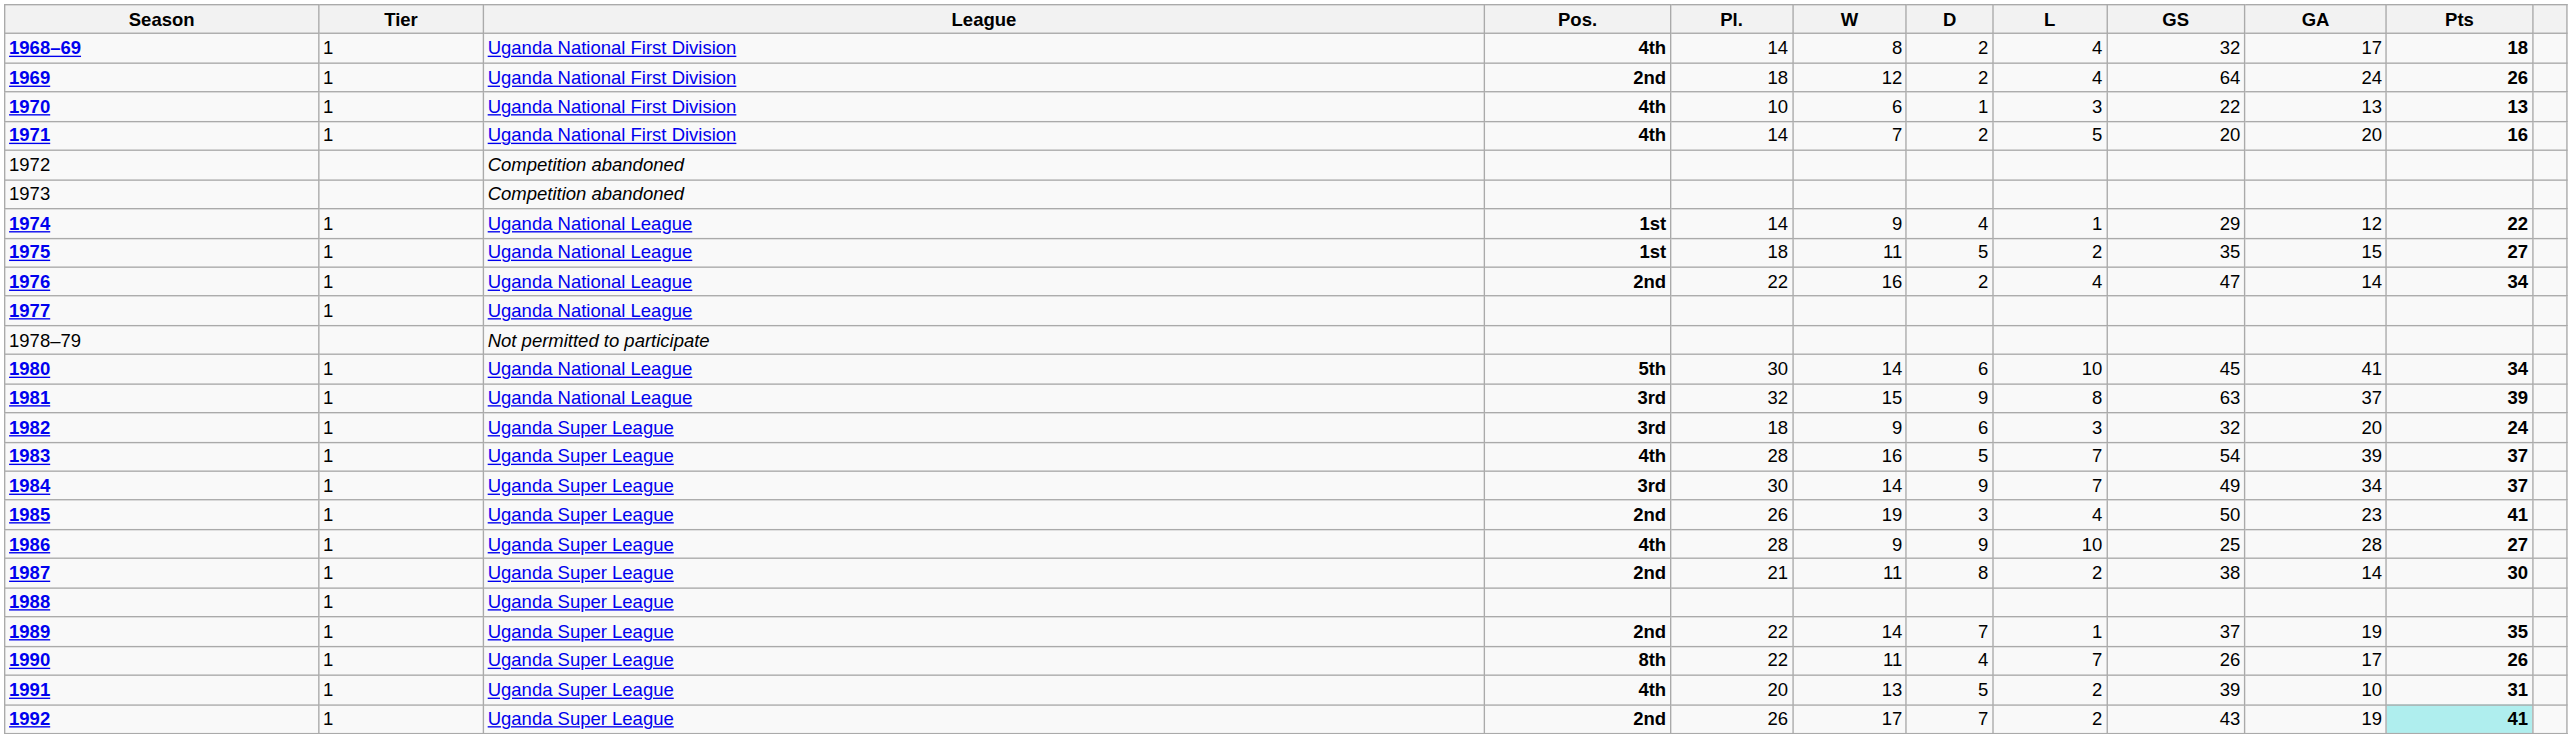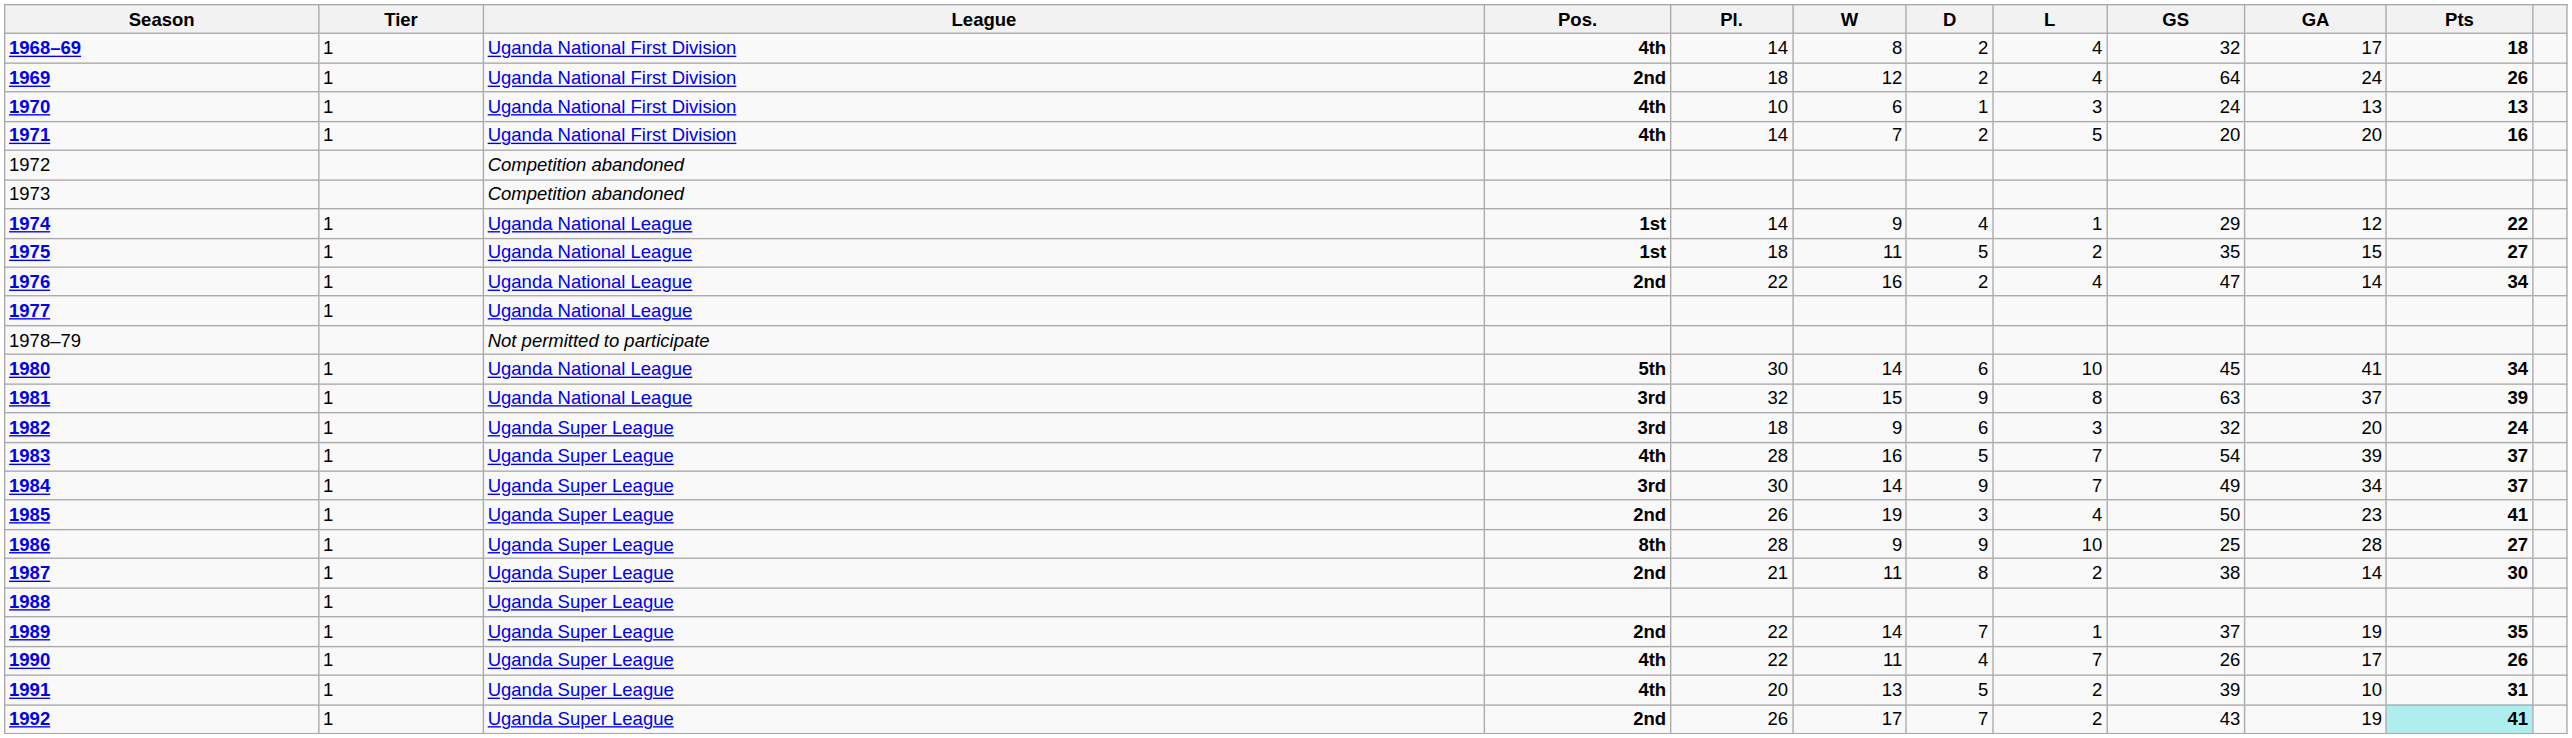(2230, 106) 22 -> (2230, 106) 24
(1652, 544) 4th -> (1652, 544) 8th
(1652, 660) 8th -> (1652, 660) 4th
